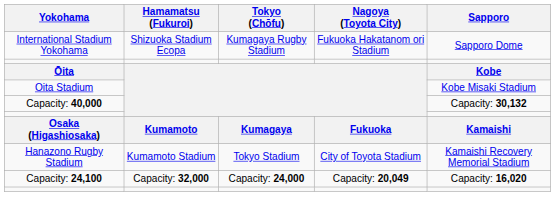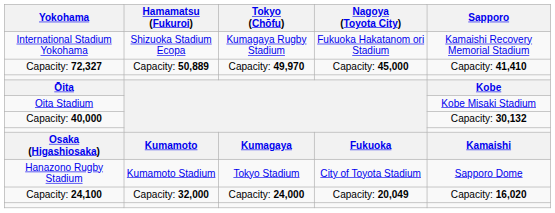(489, 45) Sapporo Dome -> (489, 45) Kamaishi Recovery Memorial Stadium
+ row: (64, 67)
(489, 157) Kamaishi Recovery Memorial Stadium -> (489, 173) Sapporo Dome
